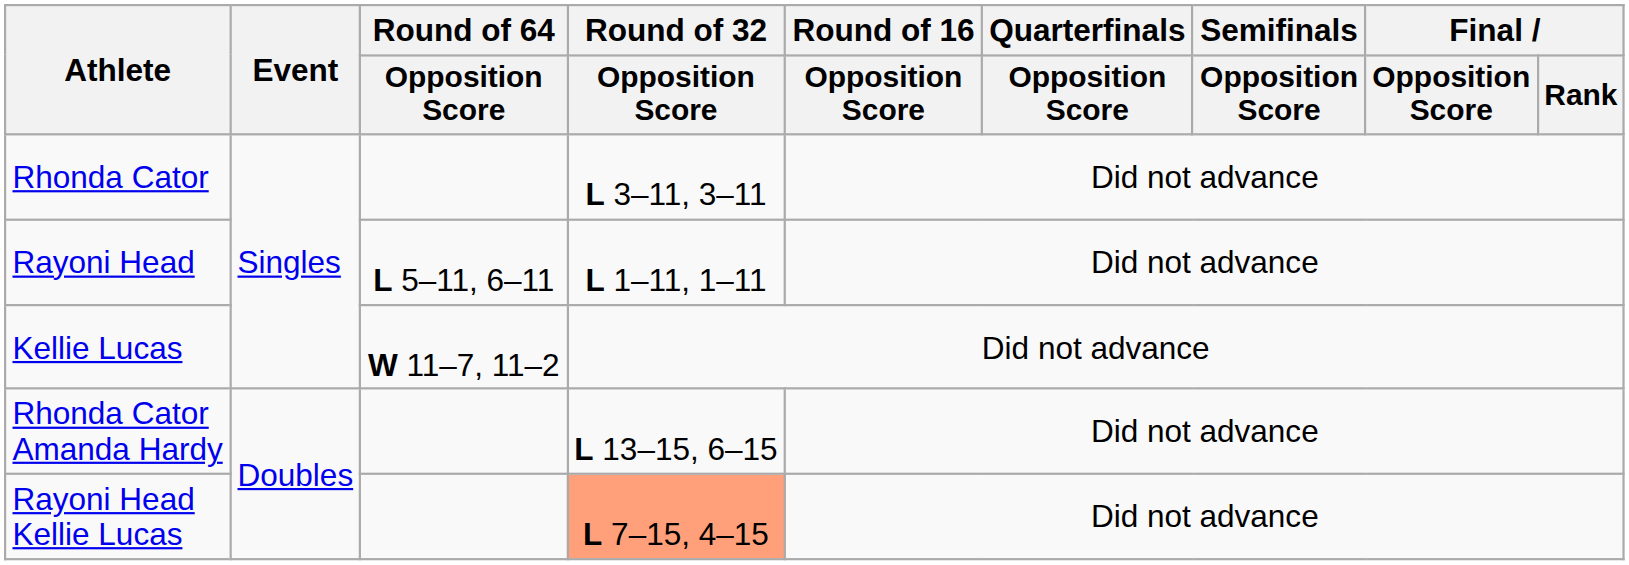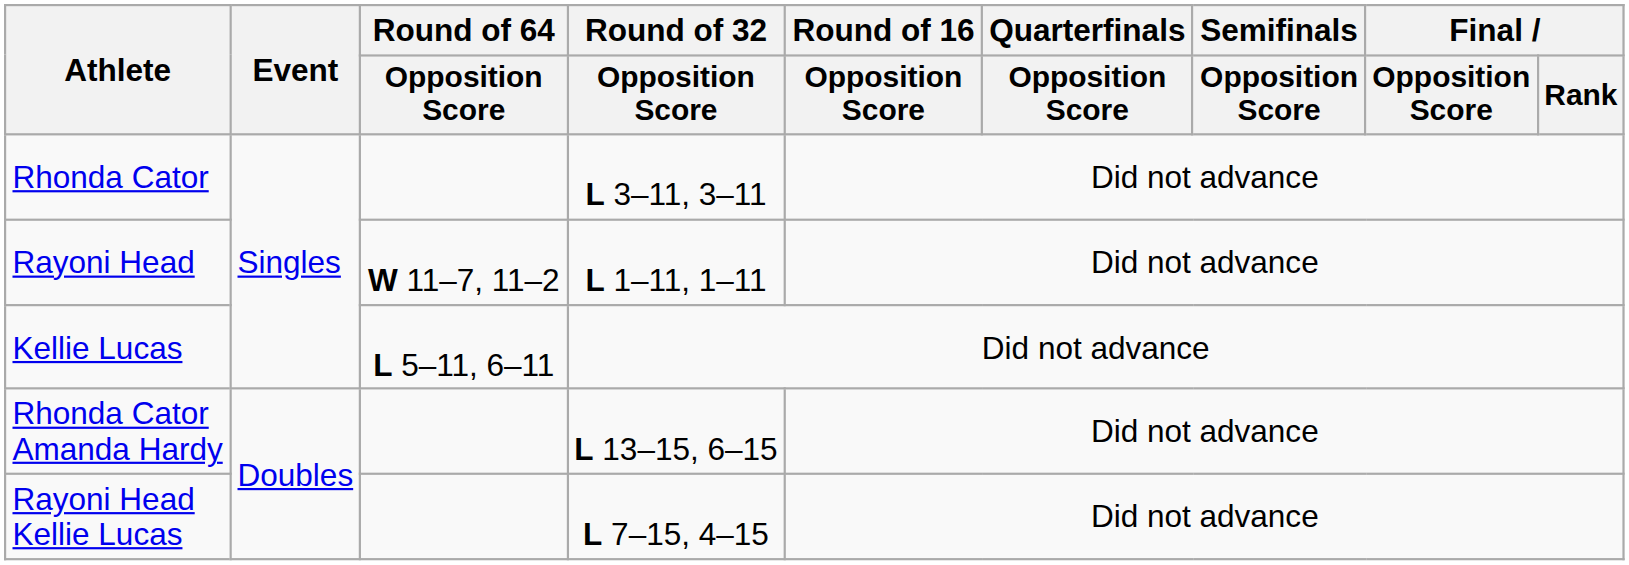(464, 280) L 5–11, 6–11 -> (464, 280) W 11–7, 11–2
(464, 365) W 11–7, 11–2 -> (464, 365) L 5–11, 6–11
(676, 535) lightsalmon background -> (676, 535) no background
